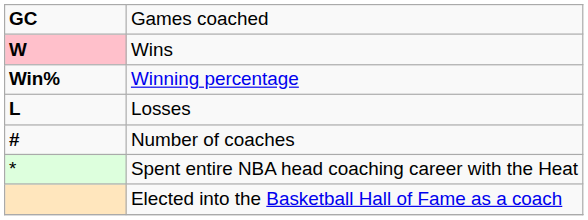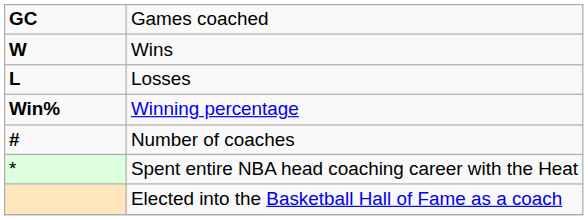(18, 49) pink background -> (18, 49) no background
rows swapped: (161, 109) <-> (215, 79)
